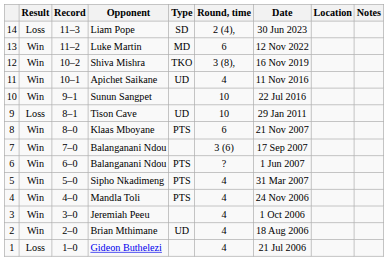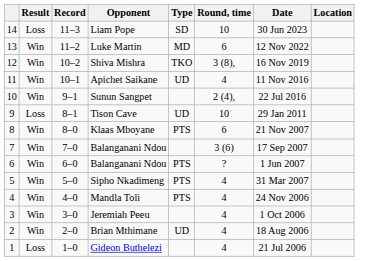- column: (369, 13)
(224, 29) 2 (4), -> (224, 29) 10
(224, 97) 10 -> (224, 97) 2 (4),
